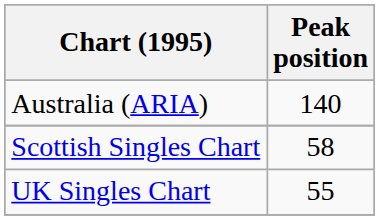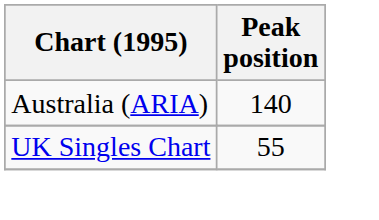- row: (136, 147)
